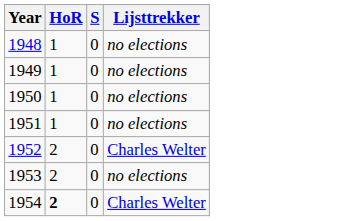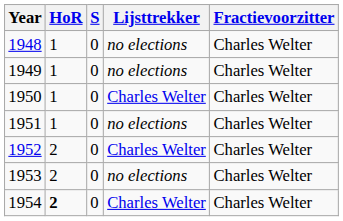+ column: (274, 17)
(147, 96) no elections -> (156, 96) Charles Welter
